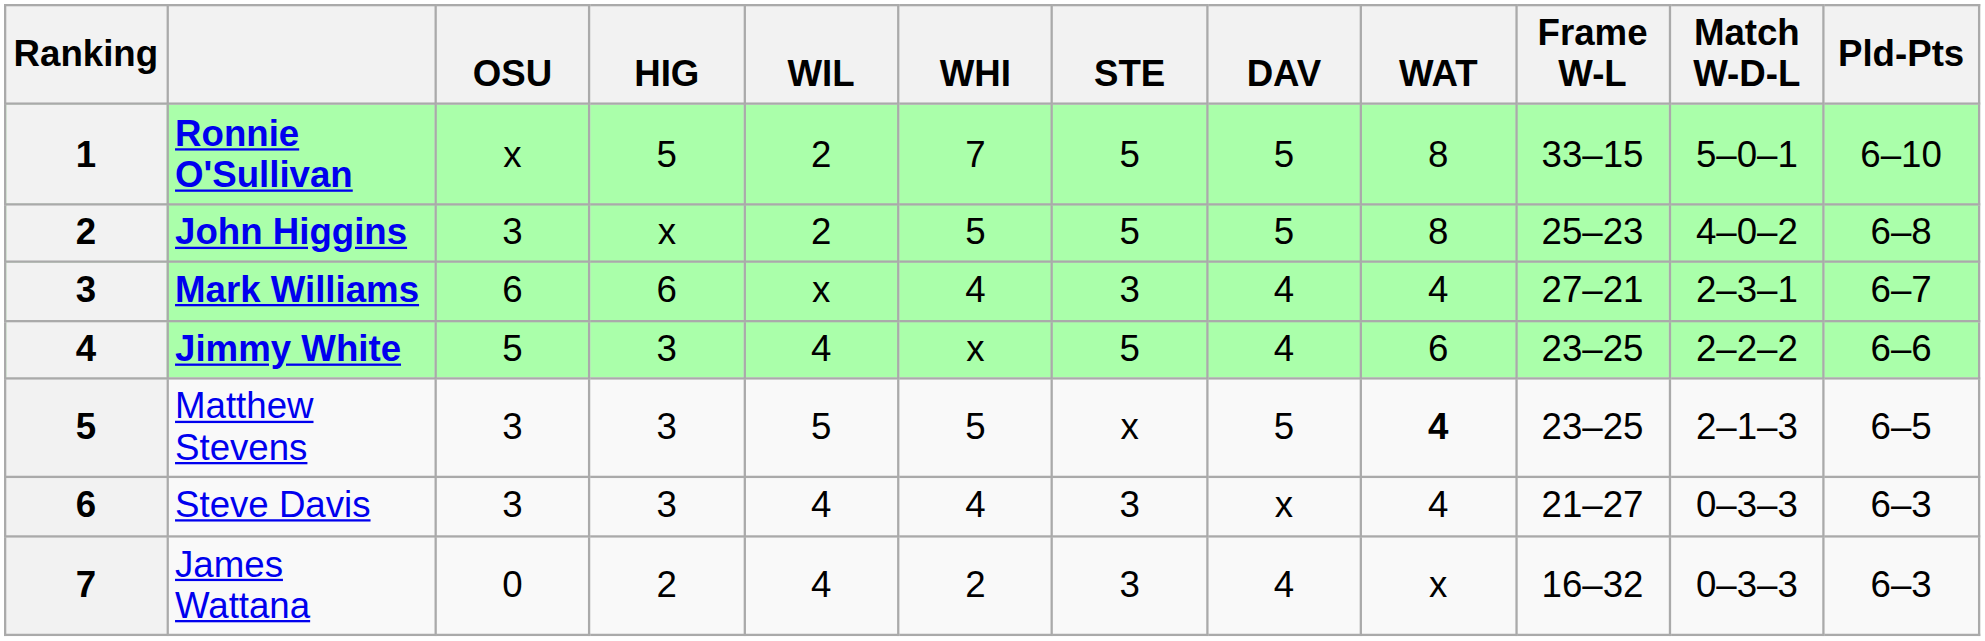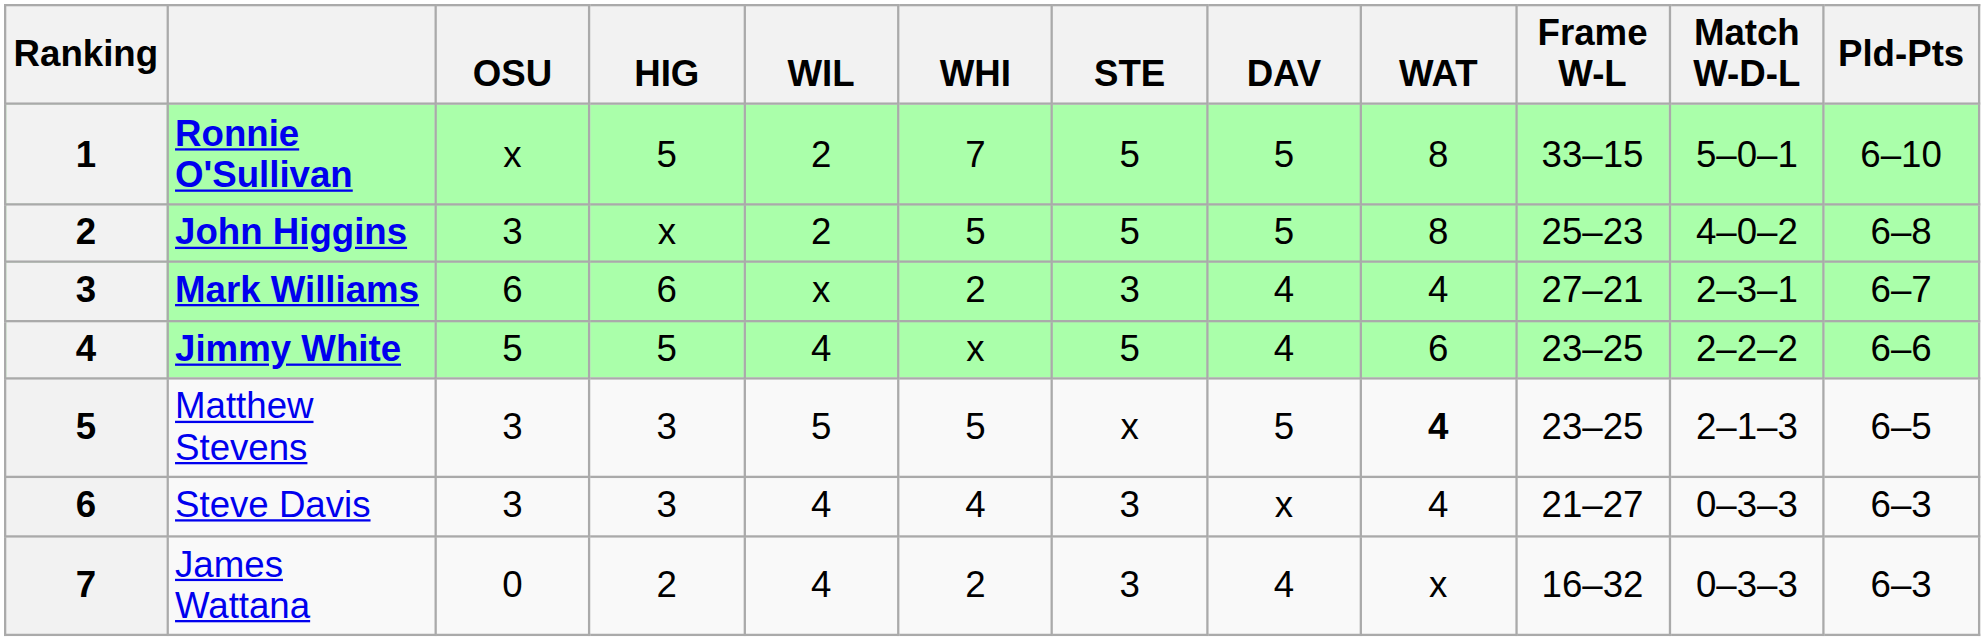(975, 290) 4 -> (975, 290) 2
(667, 348) 3 -> (667, 348) 5
